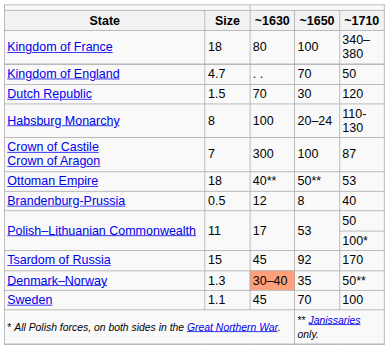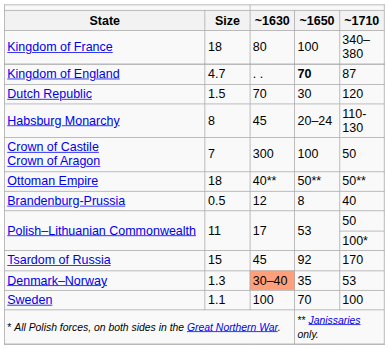(304, 74) normal -> (304, 74) bold
(349, 74) 50 -> (349, 74) 87
(263, 120) 100 -> (260, 120) 45
(349, 154) 87 -> (349, 154) 50
(349, 181) 53 -> (354, 181) 50**
(354, 280) 50** -> (349, 280) 53
(260, 300) 45 -> (263, 300) 100
